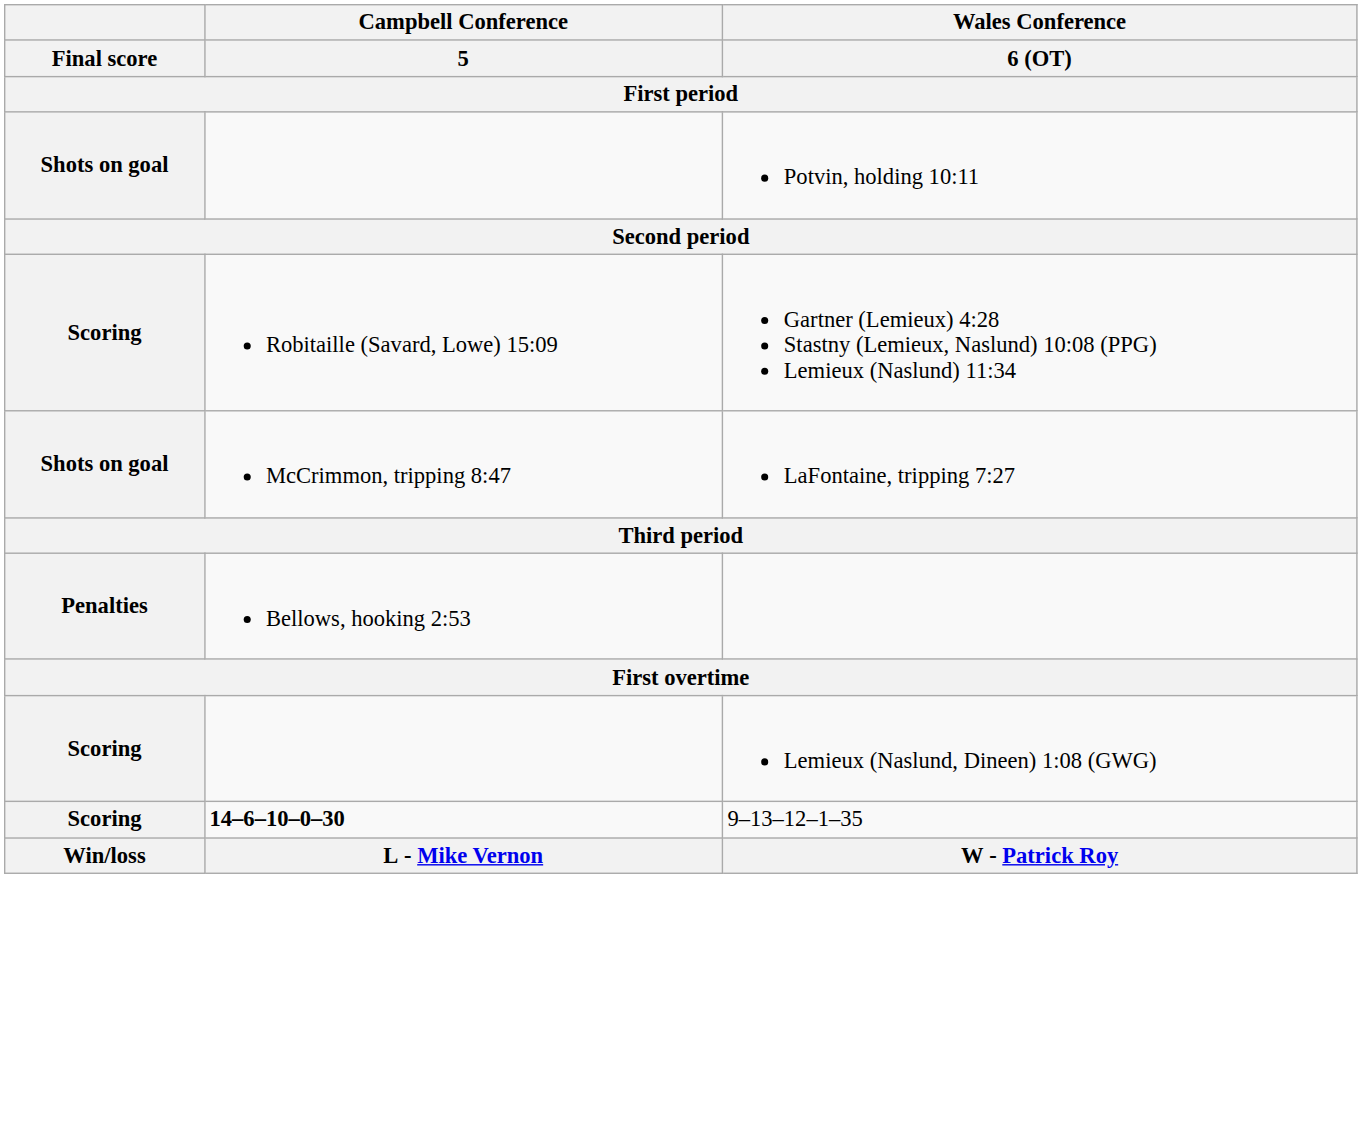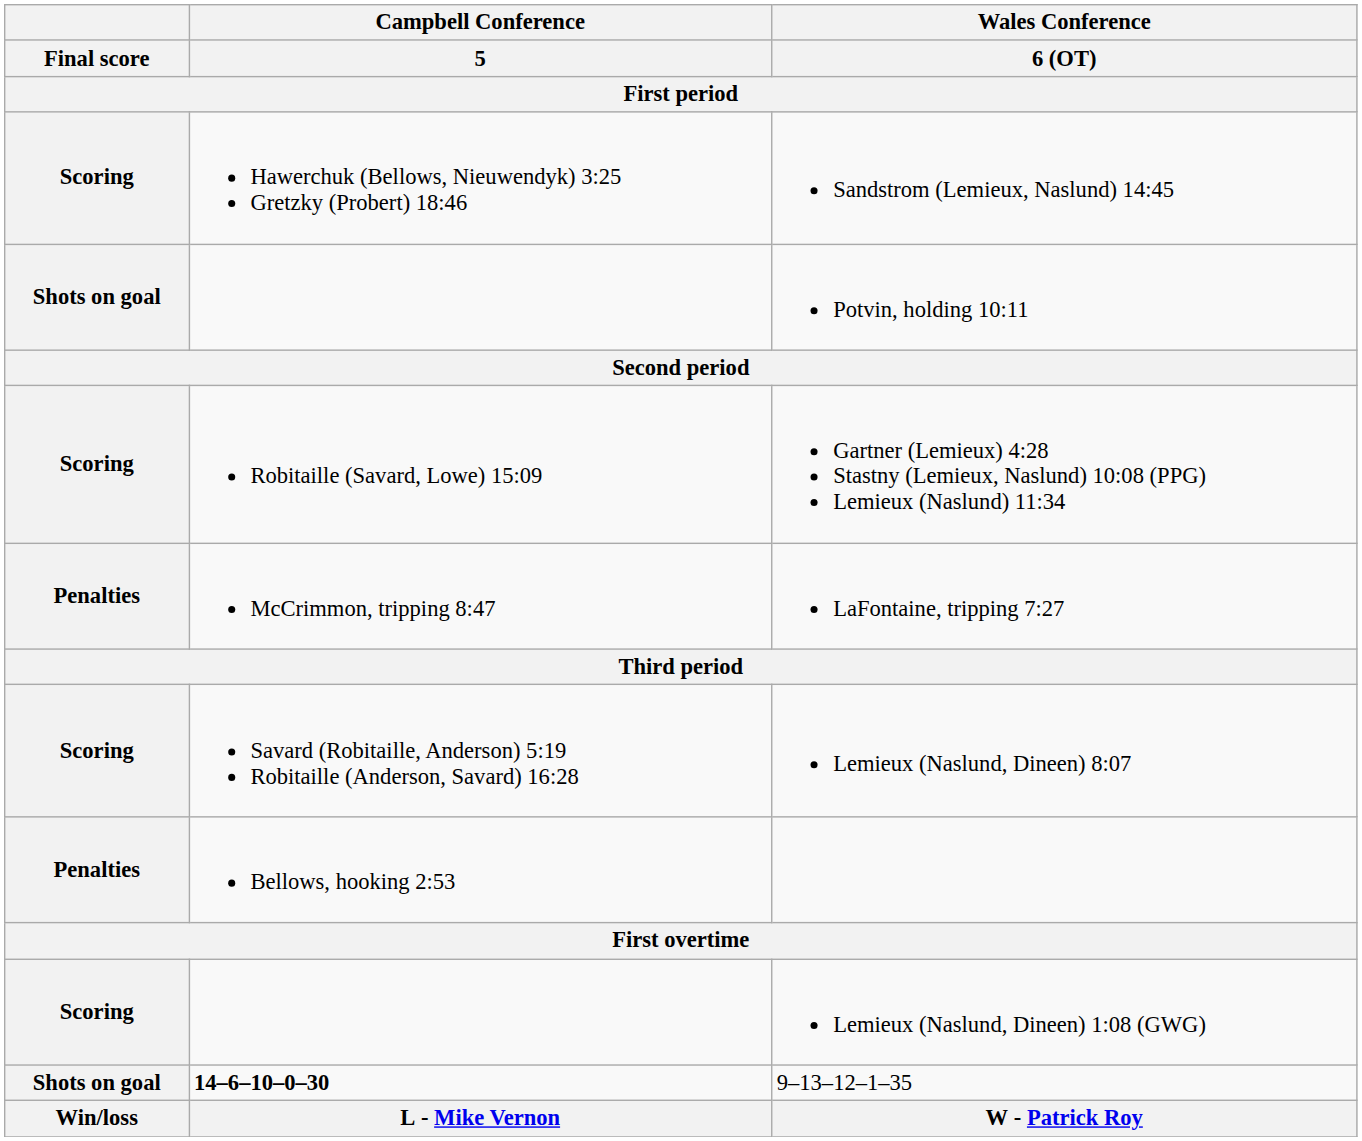+ row: (1064, 191)
(105, 464) Shots on goal -> (97, 595) Penalties
+ row: (1064, 763)
(105, 819) Scoring -> (97, 1082) Shots on goal
